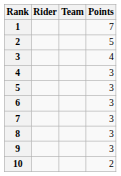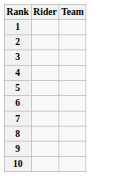- column: (101, 12)
